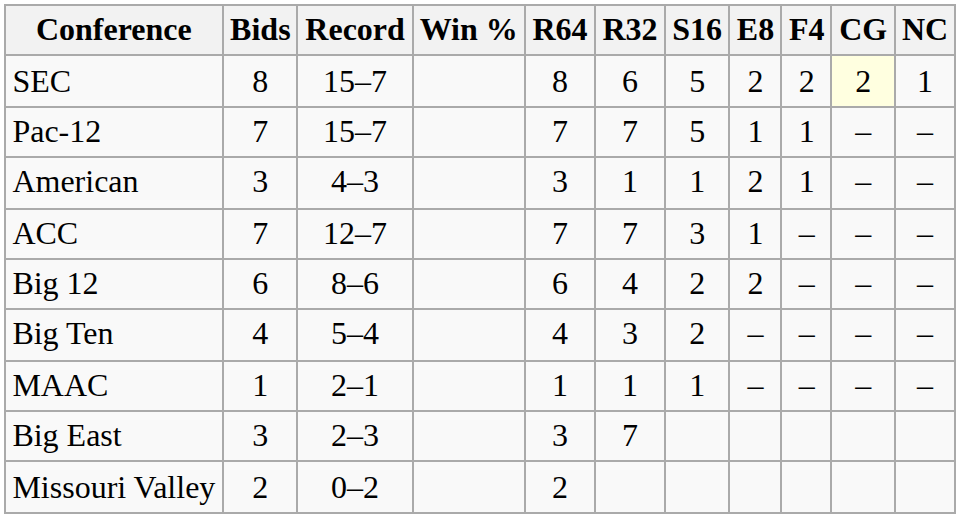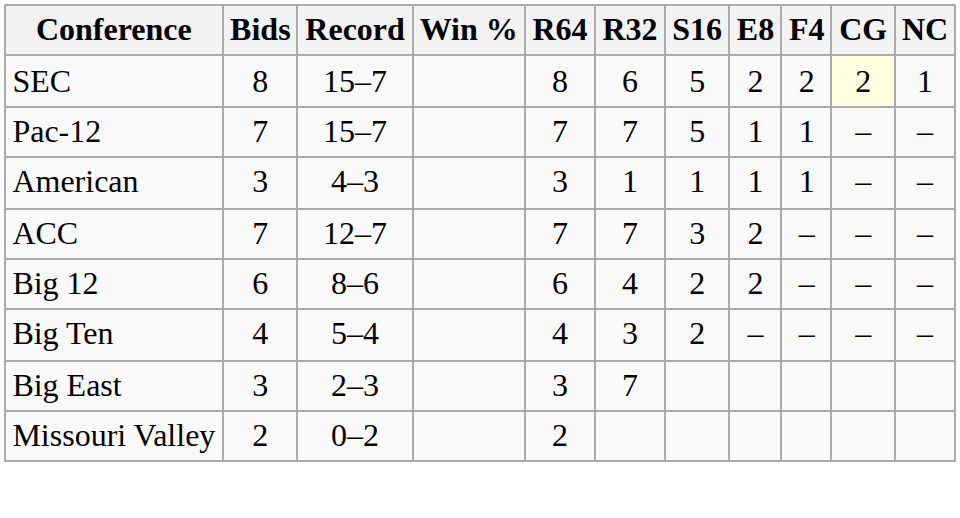(755, 182) 2 -> (755, 182) 1
(755, 232) 1 -> (755, 232) 2
- row: (60, 385)
